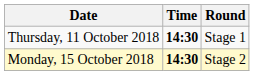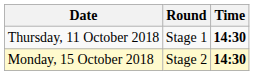columns swapped: (182, 15) <-> (225, 15)
